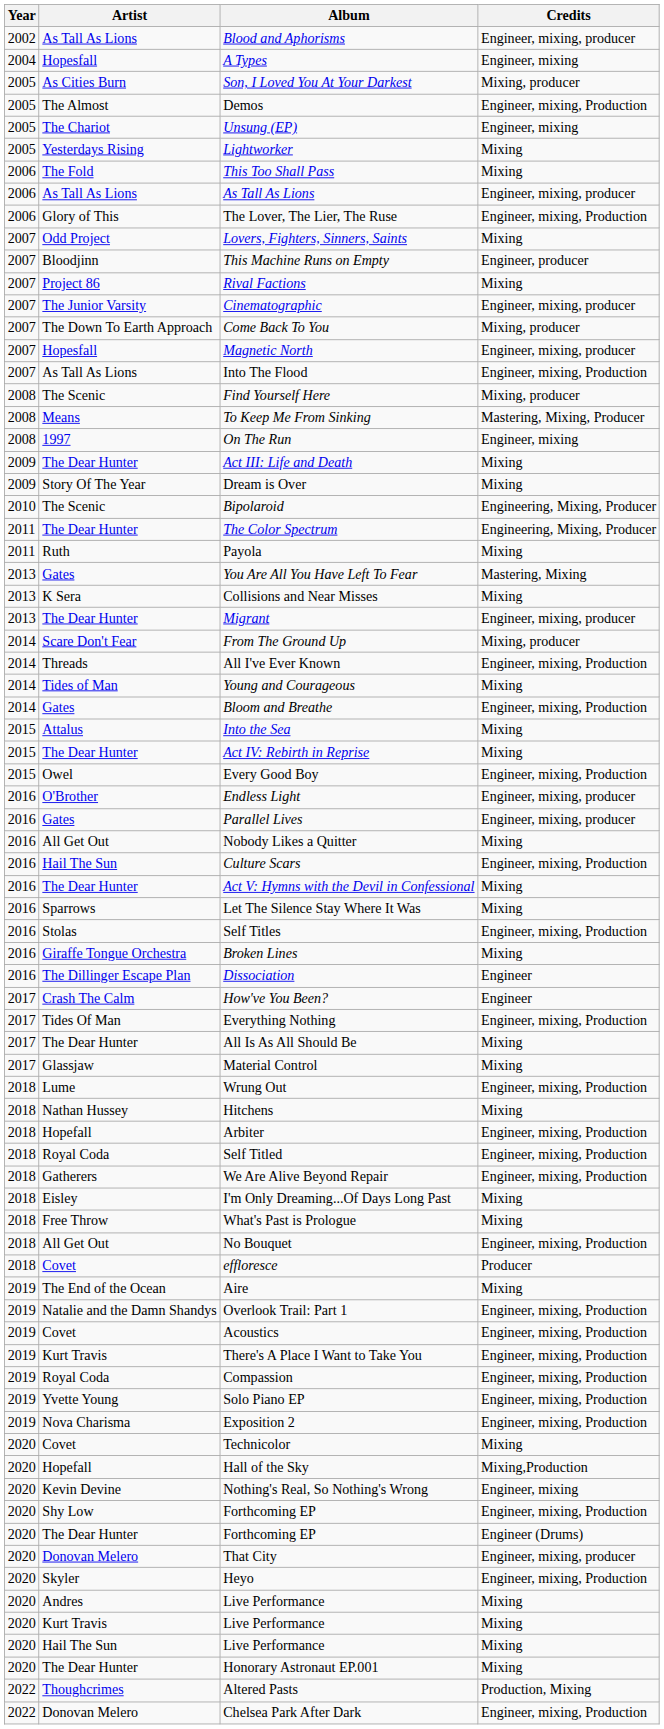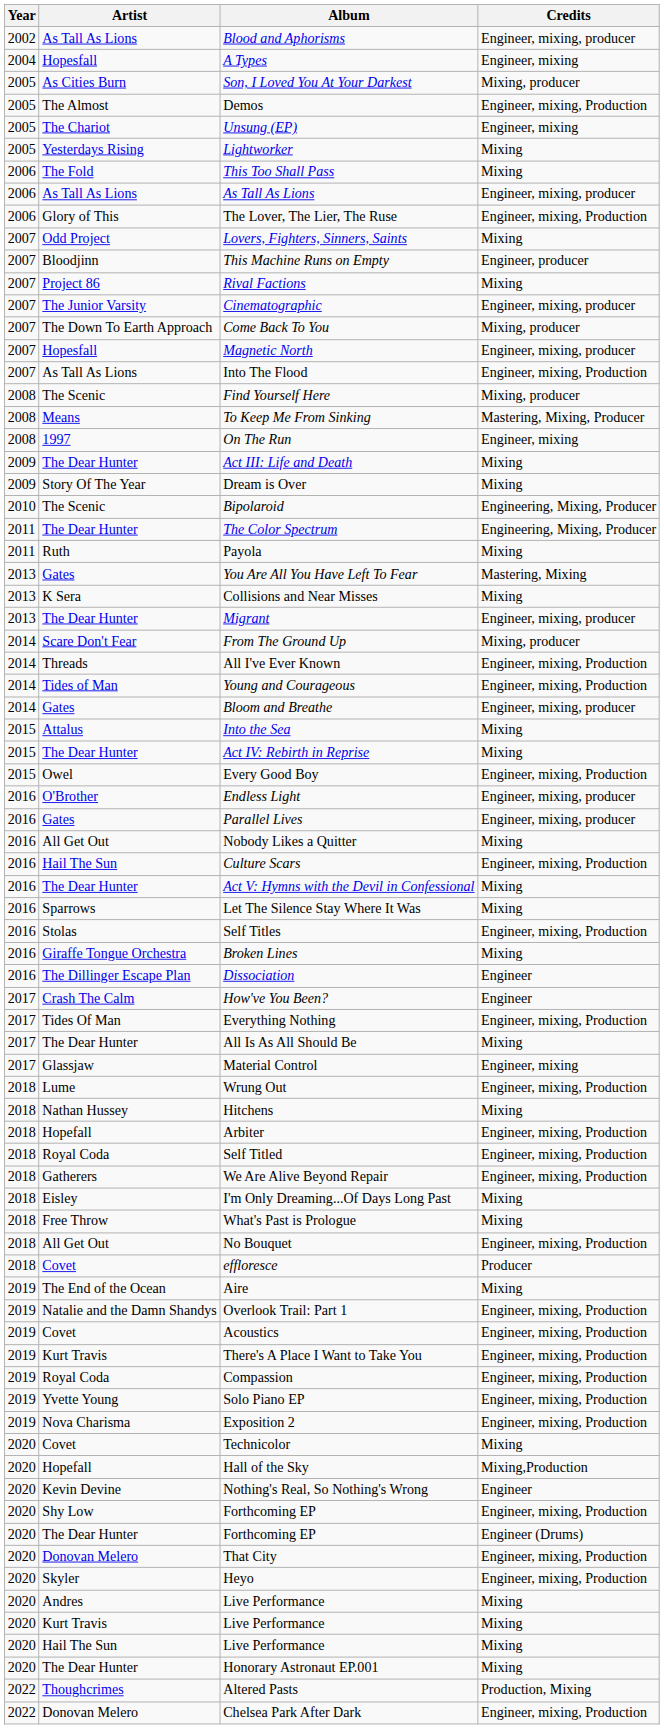(502, 685) Mixing -> (564, 685) Engineer, mixing, Production
(564, 707) Engineer, mixing, Production -> (558, 707) Engineer, mixing, producer
(502, 1065) Mixing -> (530, 1065) Engineer, mixing
(530, 1489) Engineer, mixing -> (506, 1489) Engineer
(558, 1556) Engineer, mixing, producer -> (564, 1556) Engineer, mixing, Production
